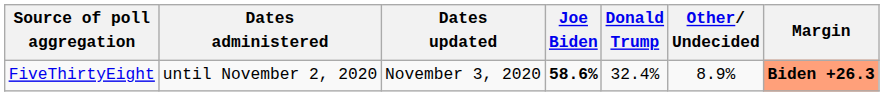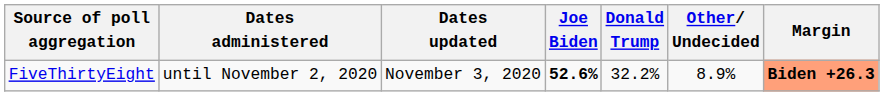(573, 75) 58.6% -> (573, 75) 52.6%
(635, 75) 32.4% -> (635, 75) 32.2%
